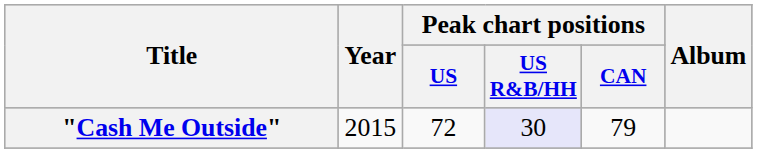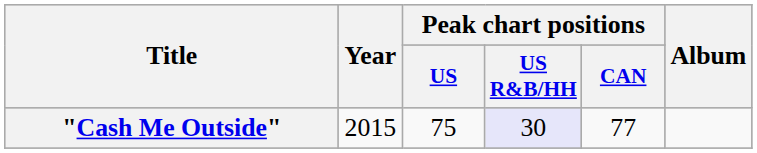(443, 127) 72 -> (443, 127) 75
(623, 127) 79 -> (623, 127) 77
